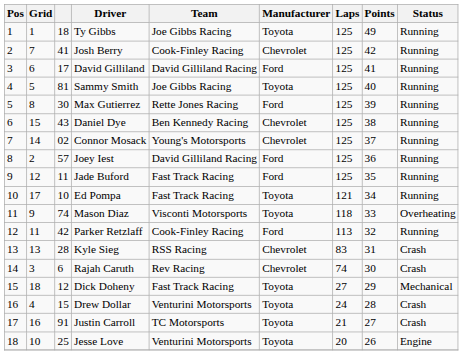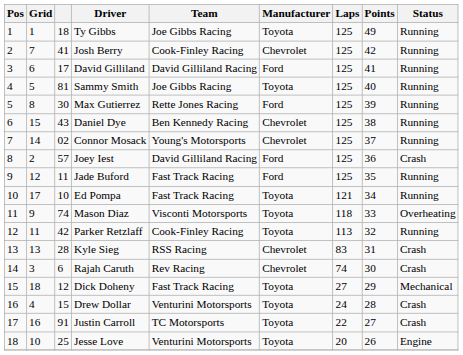(419, 158) Running -> (413, 158) Crash
(273, 231) Ford -> (278, 231) Toyota
(341, 322) 21 -> (341, 322) 22
